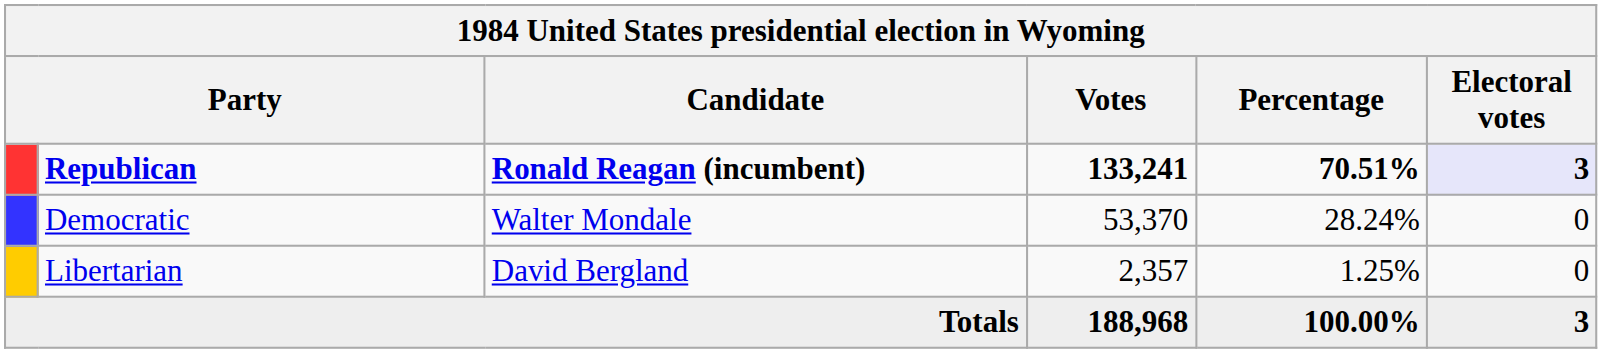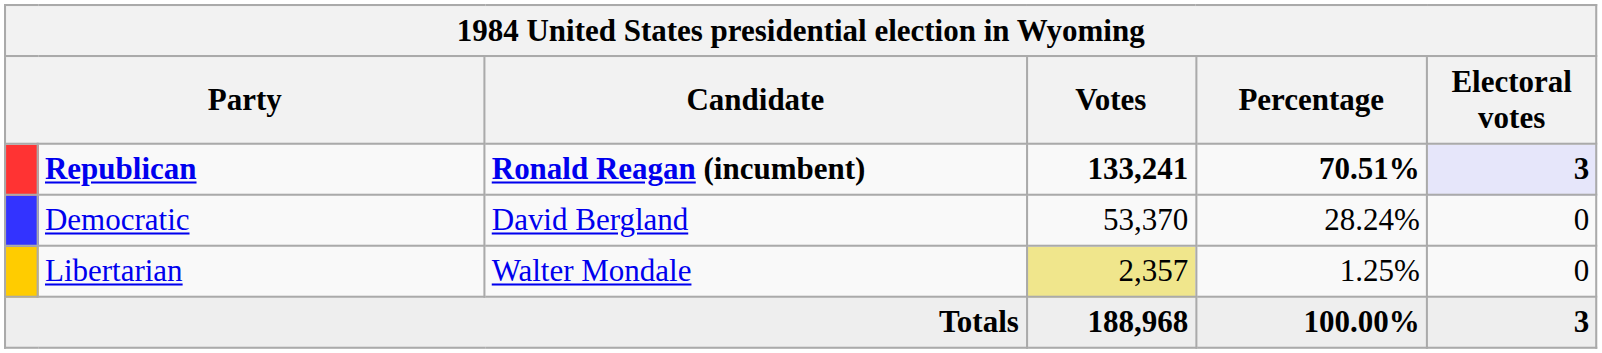(592, 220) Walter Mondale -> (590, 220) David Bergland
(590, 271) David Bergland -> (592, 271) Walter Mondale
(1153, 271) no background -> (1153, 271) khaki background
